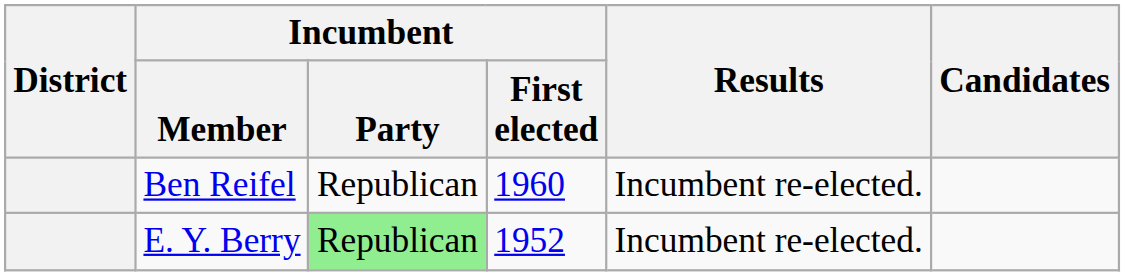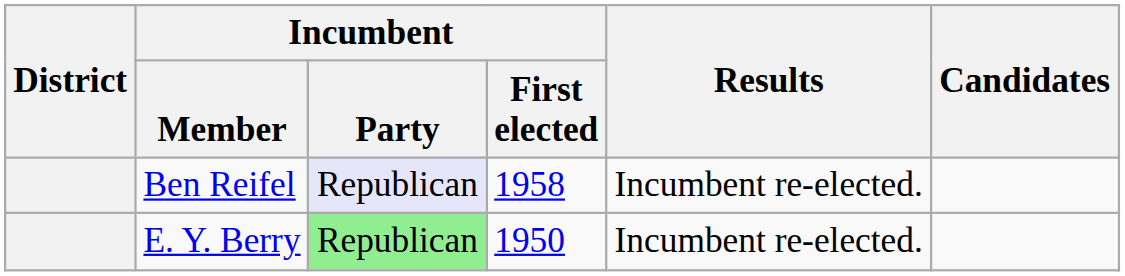(397, 184) no background -> (397, 184) lavender background
(530, 184) 1960 -> (530, 184) 1958
(530, 240) 1952 -> (530, 240) 1950
